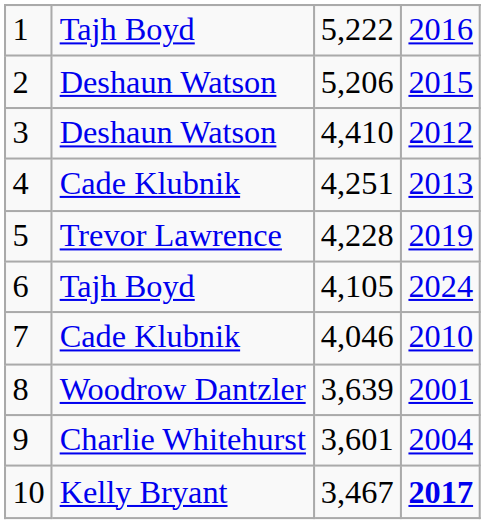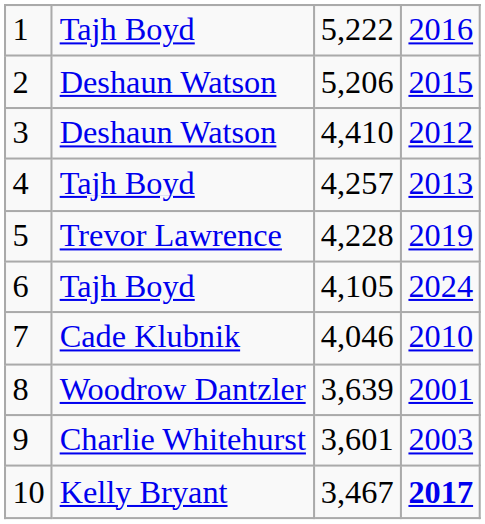(150, 183) Cade Klubnik -> (127, 183) Tajh Boyd
(357, 183) 4,251 -> (357, 183) 4,257
(441, 440) 2004 -> (441, 440) 2003
